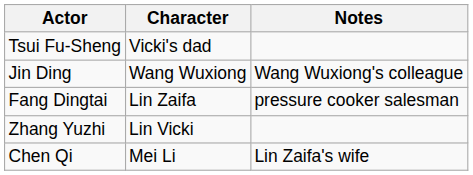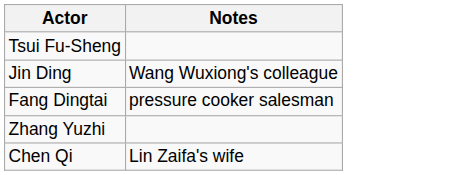- column: (188, 18)
